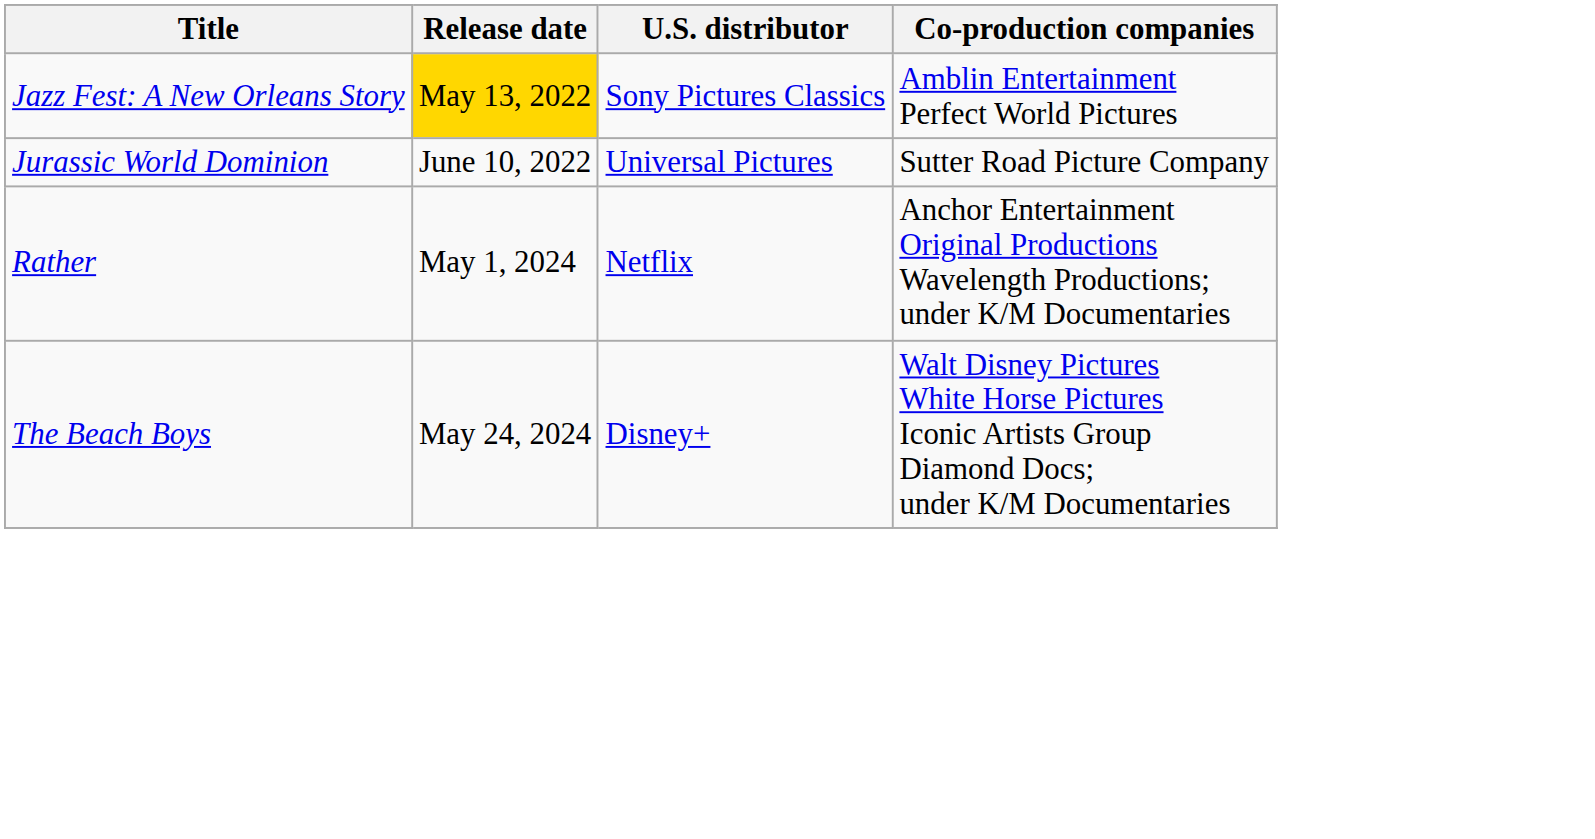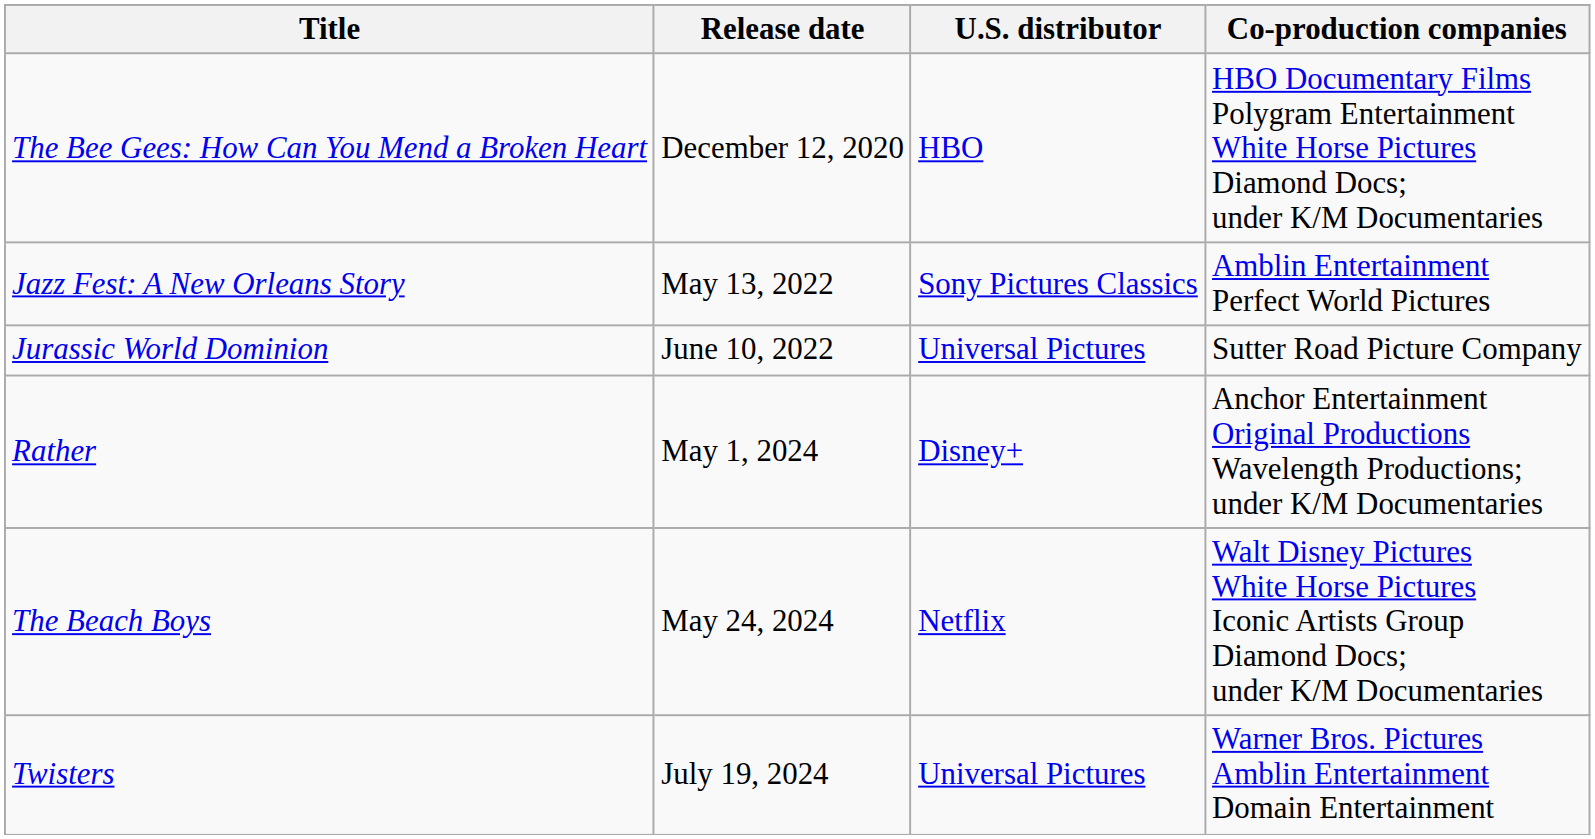+ row: (330, 147)
(505, 95) gold background -> (747, 283) no background
(649, 262) Netflix -> (971, 450) Disney+
(658, 433) Disney+ -> (962, 621) Netflix
+ row: (63, 774)
